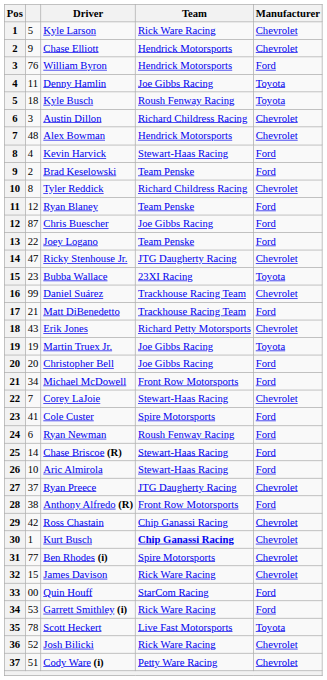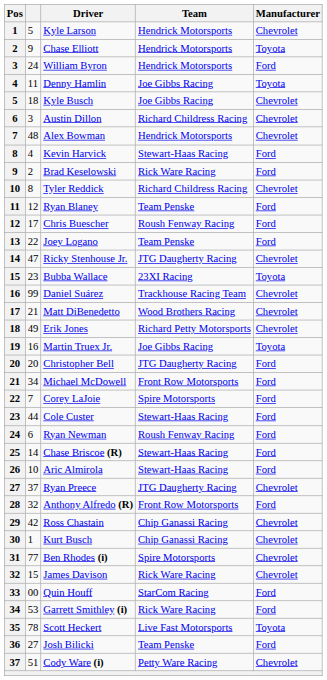(177, 31) Rick Ware Racing -> (185, 31) Hendrick Motorsports
(277, 48) Chevrolet -> (270, 48) Toyota
(33, 66) 76 -> (33, 66) 24
(186, 101) Roush Fenway Racing -> (176, 101) Joe Gibbs Racing
(270, 101) Toyota -> (277, 101) Chevrolet
(166, 171) Team Penske -> (177, 171) Rick Ware Racing
(33, 223) 87 -> (33, 223) 17
(176, 223) Joe Gibbs Racing -> (186, 223) Roush Fenway Racing
(192, 311) Trackhouse Racing Team -> (187, 311) Wood Brothers Racing
(266, 311) Ford -> (277, 311) Chevrolet
(33, 329) 43 -> (33, 329) 49
(33, 346) 19 -> (33, 346) 16
(176, 364) Joe Gibbs Racing -> (187, 364) JTG Daugherty Racing
(183, 399) Stewart-Haas Racing -> (177, 399) Spire Motorsports
(277, 399) Chevrolet -> (266, 399) Ford
(33, 416) 41 -> (33, 416) 44
(177, 416) Spire Motorsports -> (183, 416) Stewart-Haas Racing
(33, 504) 38 -> (33, 504) 32
(186, 539) bold -> (183, 539) normal
(33, 645) 52 -> (33, 645) 27
(177, 645) Rick Ware Racing -> (166, 645) Team Penske
(277, 645) Chevrolet -> (266, 645) Ford
